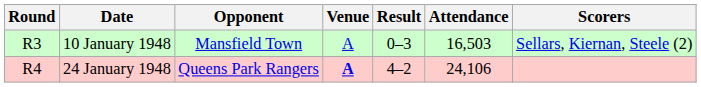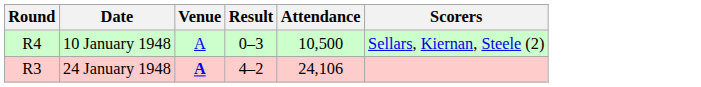- column: (249, 17)
(32, 43) R3 -> (32, 43) R4
(469, 43) 16,503 -> (321, 43) 10,500
(32, 69) R4 -> (32, 69) R3
